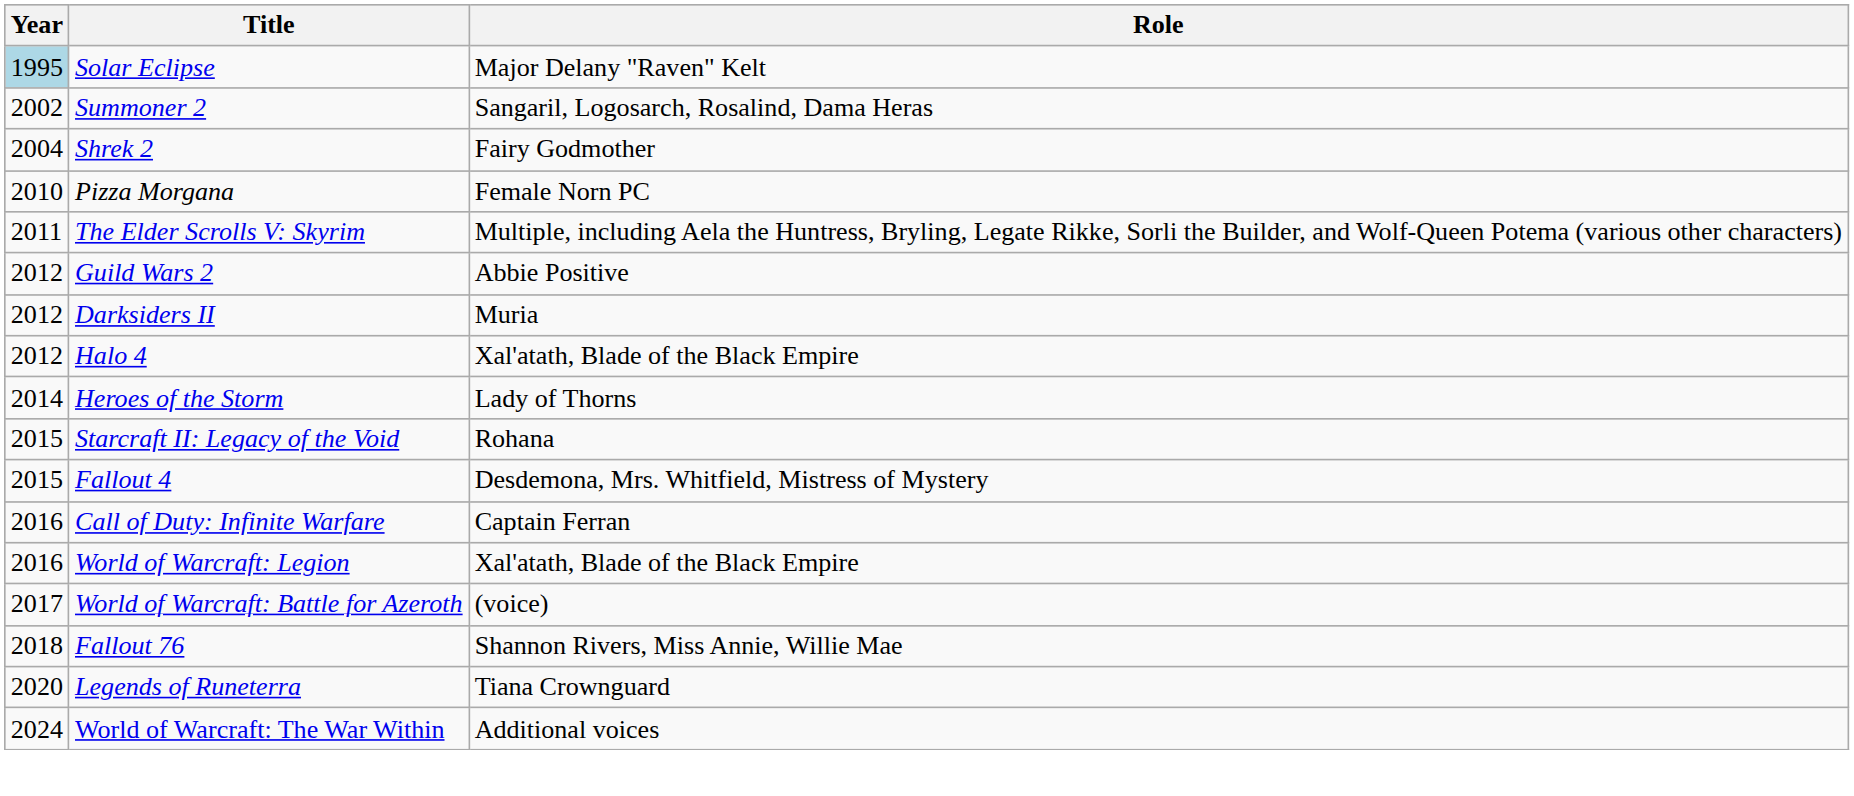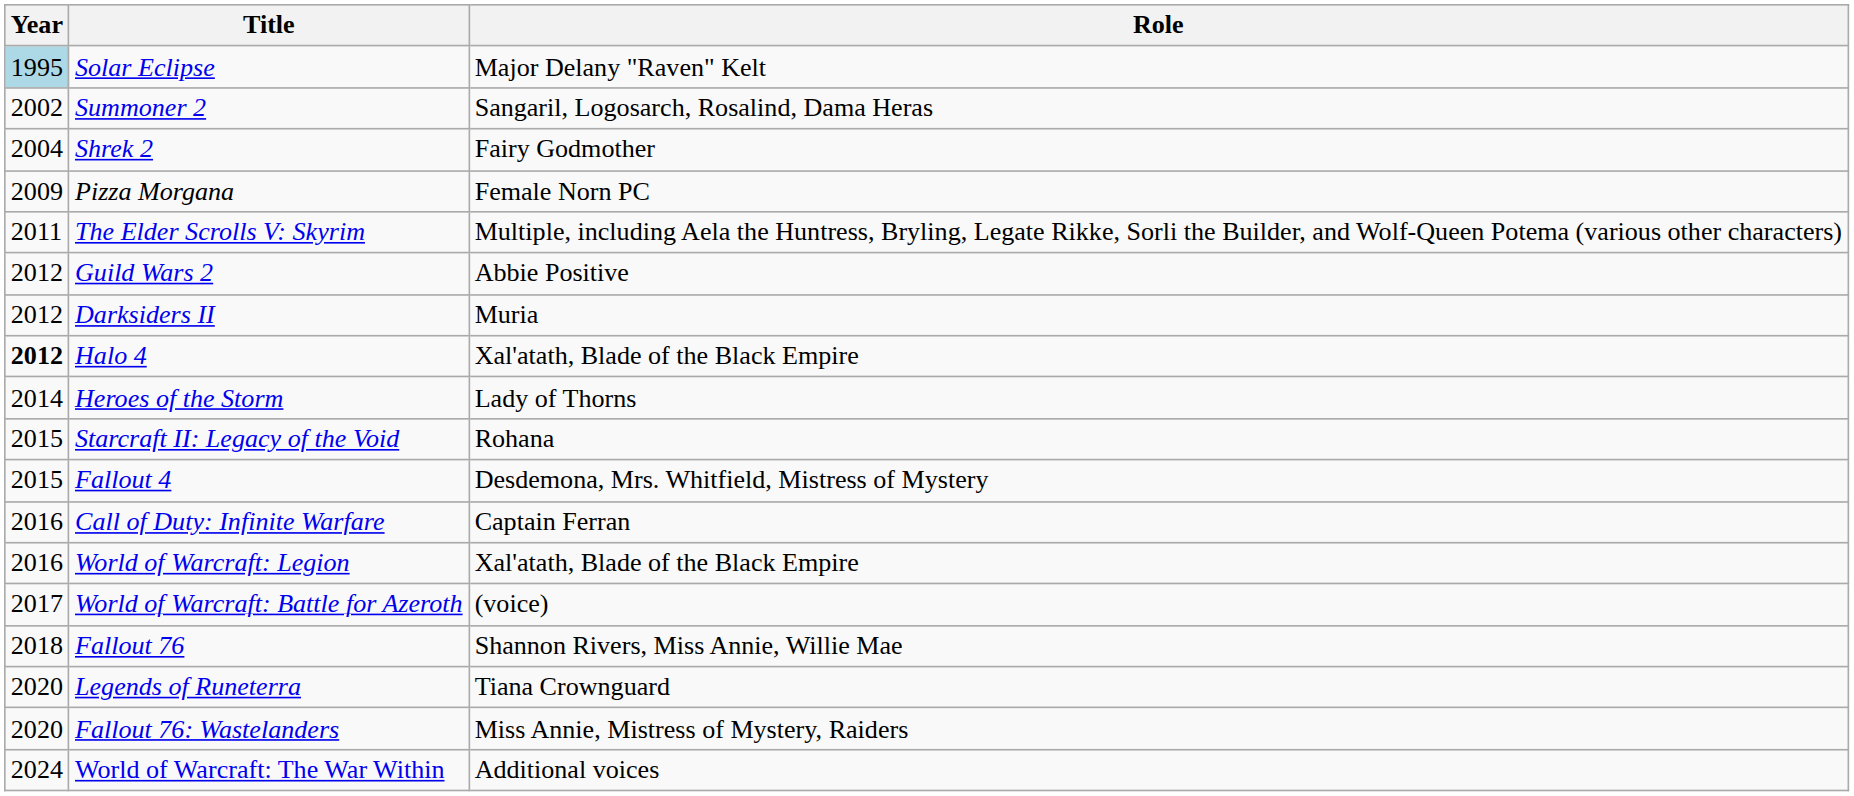(37, 190) 2010 -> (37, 190) 2009
(37, 356) normal -> (37, 356) bold
+ row: (207, 728)
